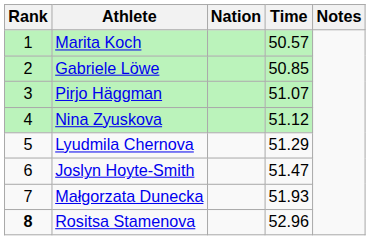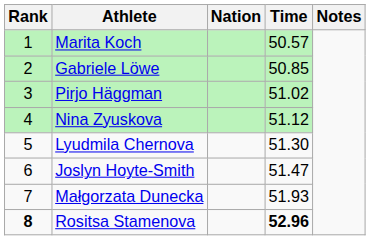(289, 94) 51.07 -> (289, 94) 51.02
(289, 145) 51.29 -> (289, 145) 51.30
(289, 222) normal -> (289, 222) bold
